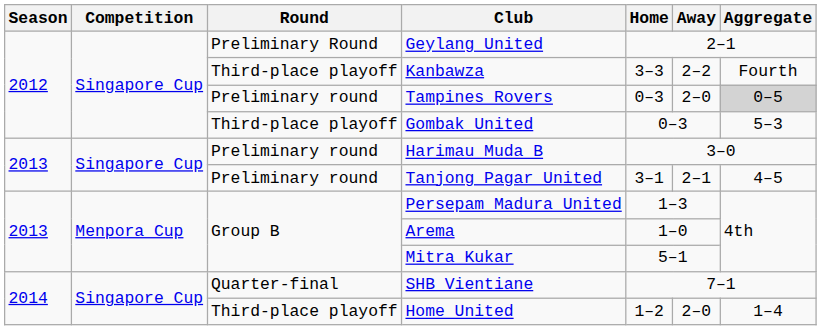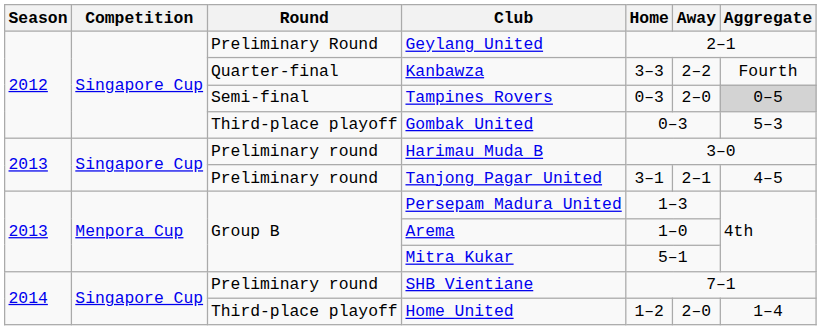(304, 71) Third-place playoff -> (275, 71) Quarter-final
(294, 98) Preliminary round -> (260, 98) Semi-final
(275, 285) Quarter-final -> (294, 285) Preliminary round
